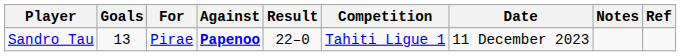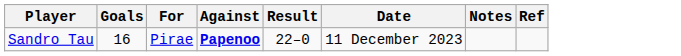- column: (385, 16)
(122, 40) 13 -> (122, 40) 16
